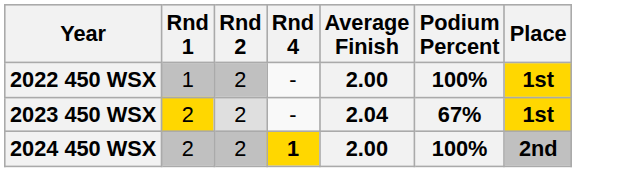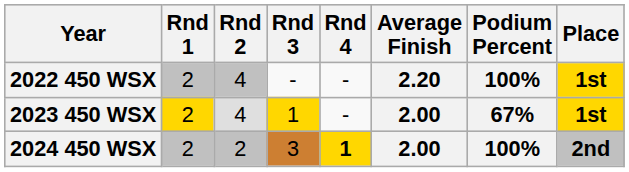+ column: (293, 34)
(188, 80) 1 -> (188, 80) 2
(240, 80) 2 -> (240, 80) 4
(367, 80) 2.00 -> (420, 80) 2.20
(240, 114) 2 -> (240, 114) 4
(367, 114) 2.04 -> (420, 114) 2.00
